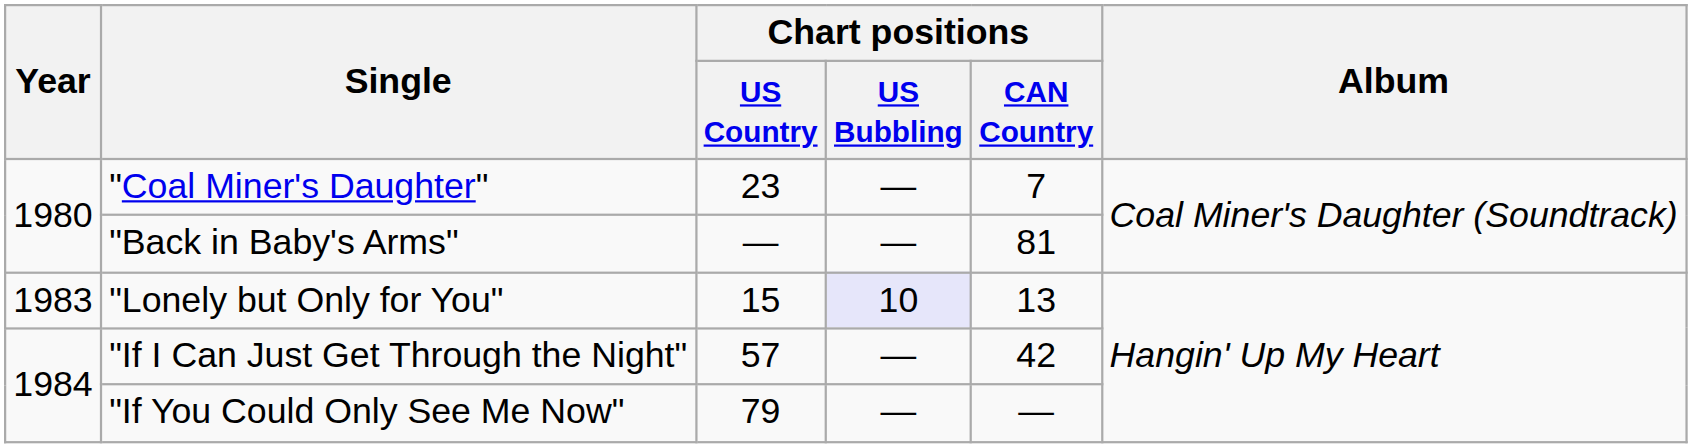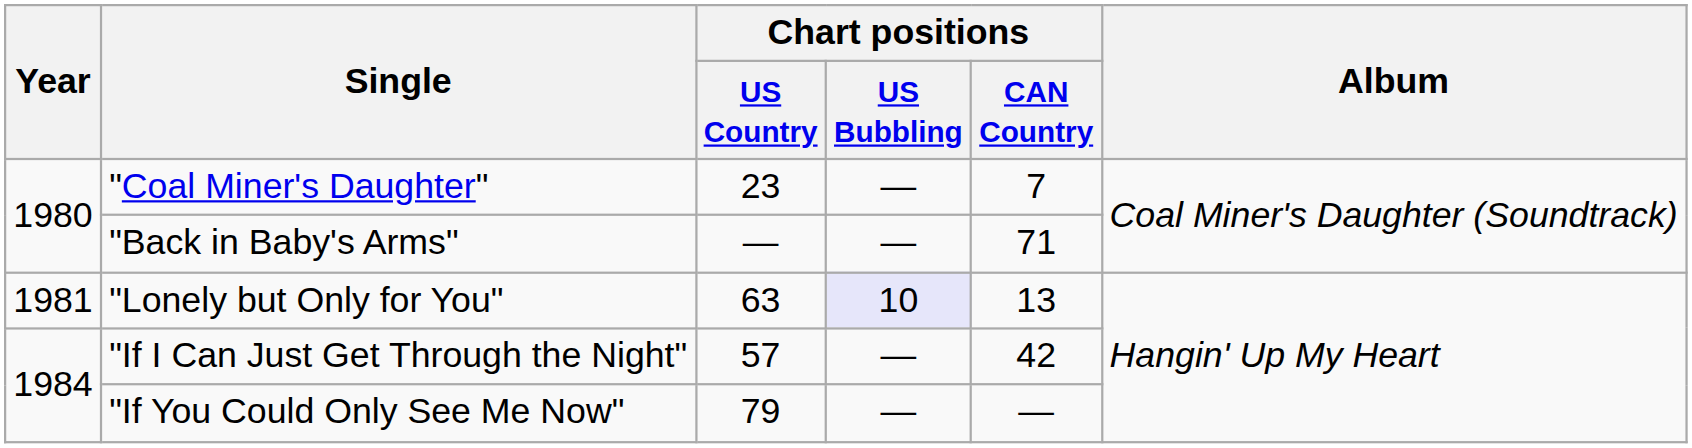(1036, 242) 81 -> (1036, 242) 71
(53, 299) 1983 -> (53, 299) 1981
(761, 299) 15 -> (761, 299) 63
